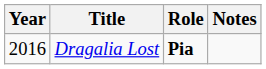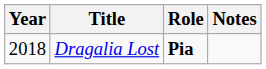(27, 48) 2016 -> (27, 48) 2018
